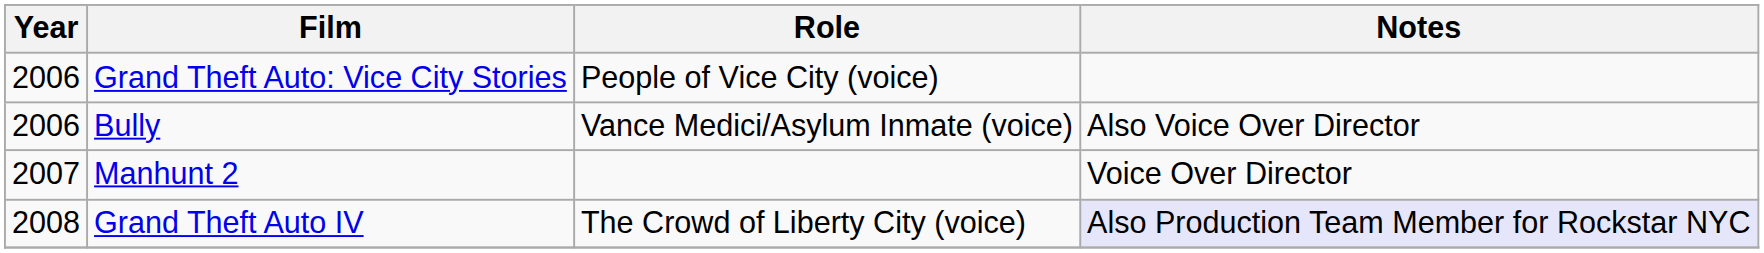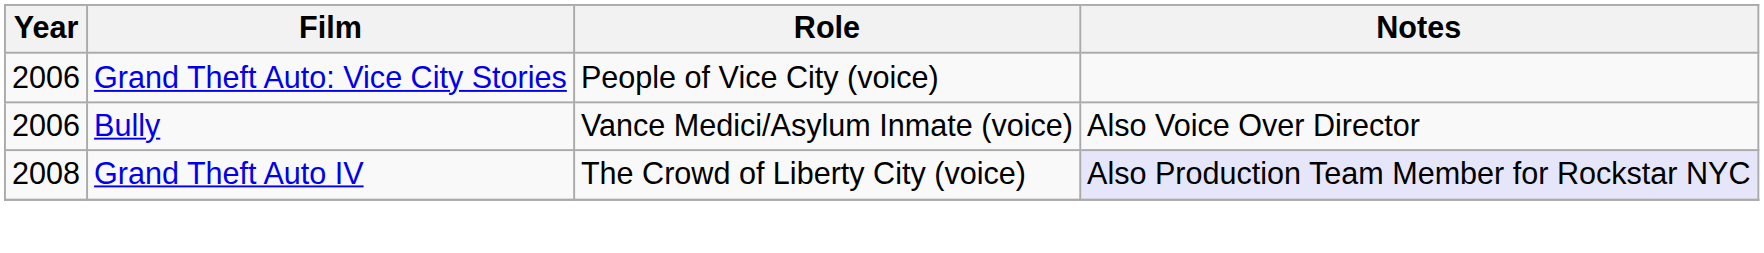- row: (166, 174)
